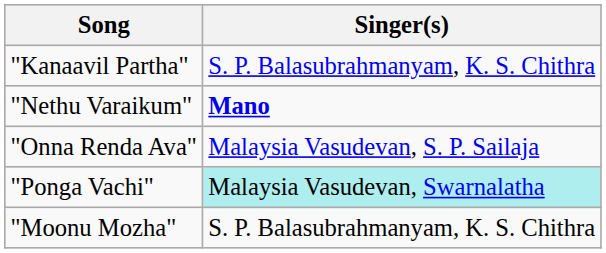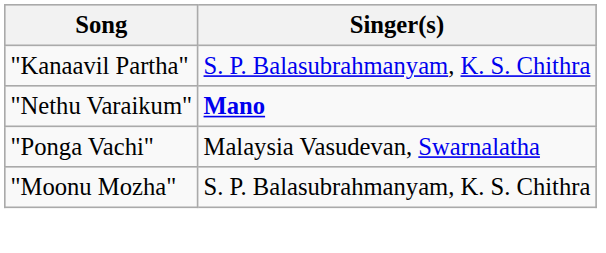- row: (104, 146)
(377, 187) paleturquoise background -> (372, 146) no background
